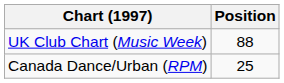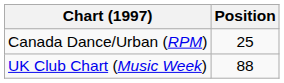rows swapped: (108, 66) <-> (108, 41)
